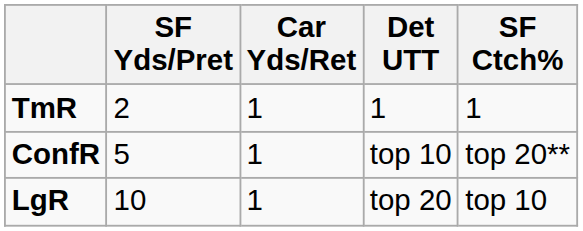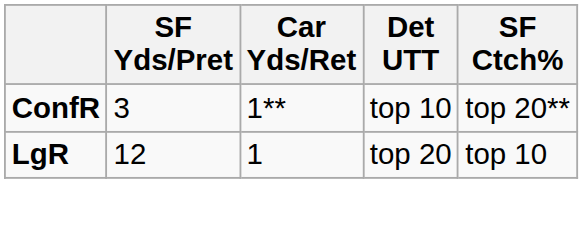- row: (44, 107)
(122, 154) 5 -> (122, 107) 3
(255, 154) 1 -> (266, 107) 1**
(130, 201) 10 -> (130, 154) 12
